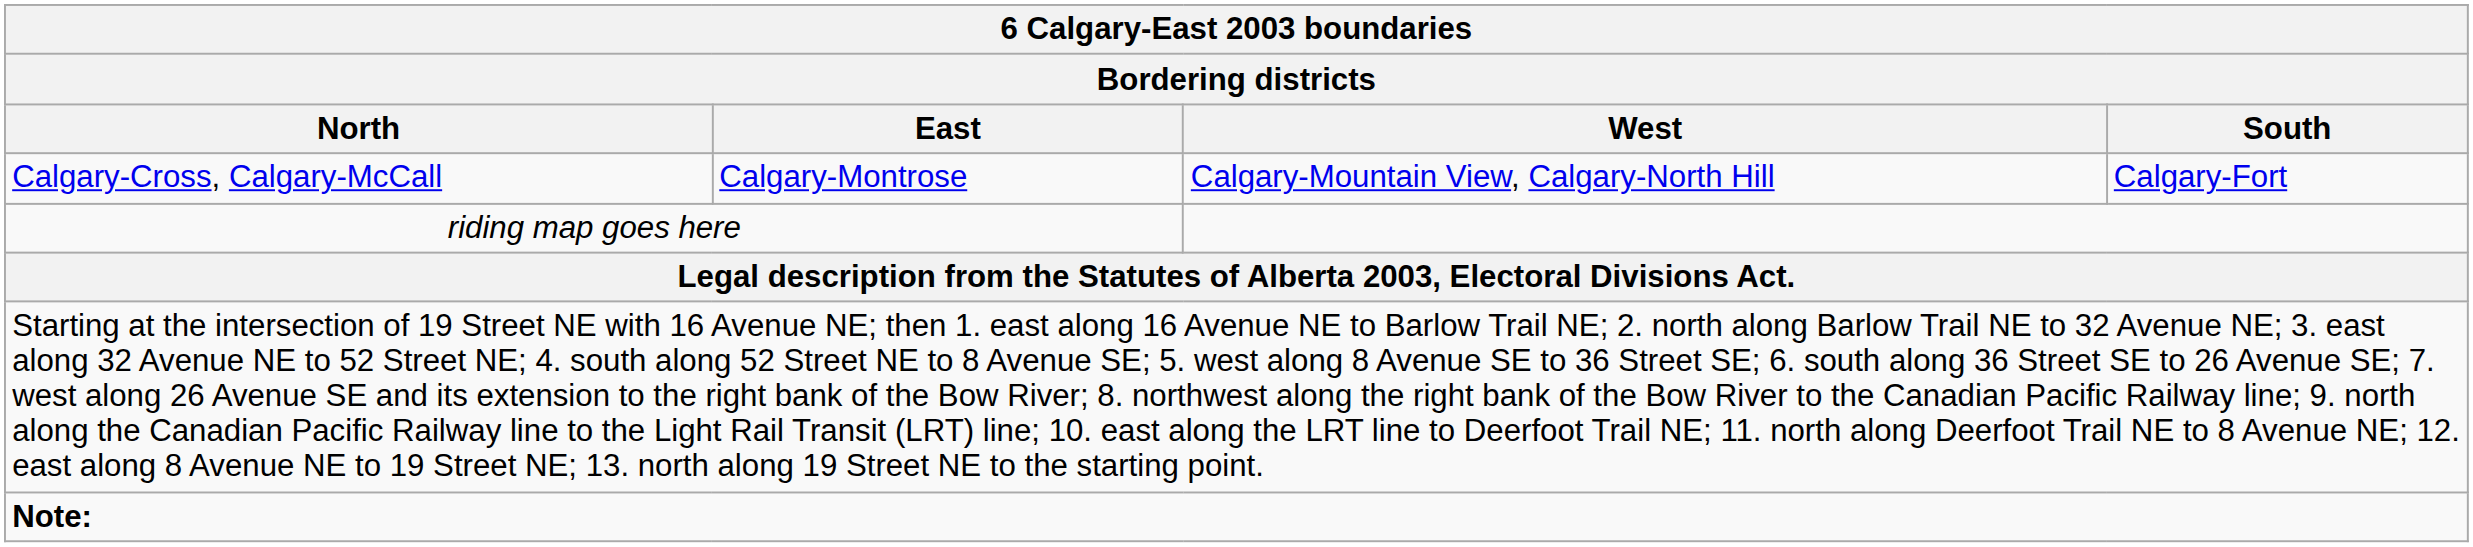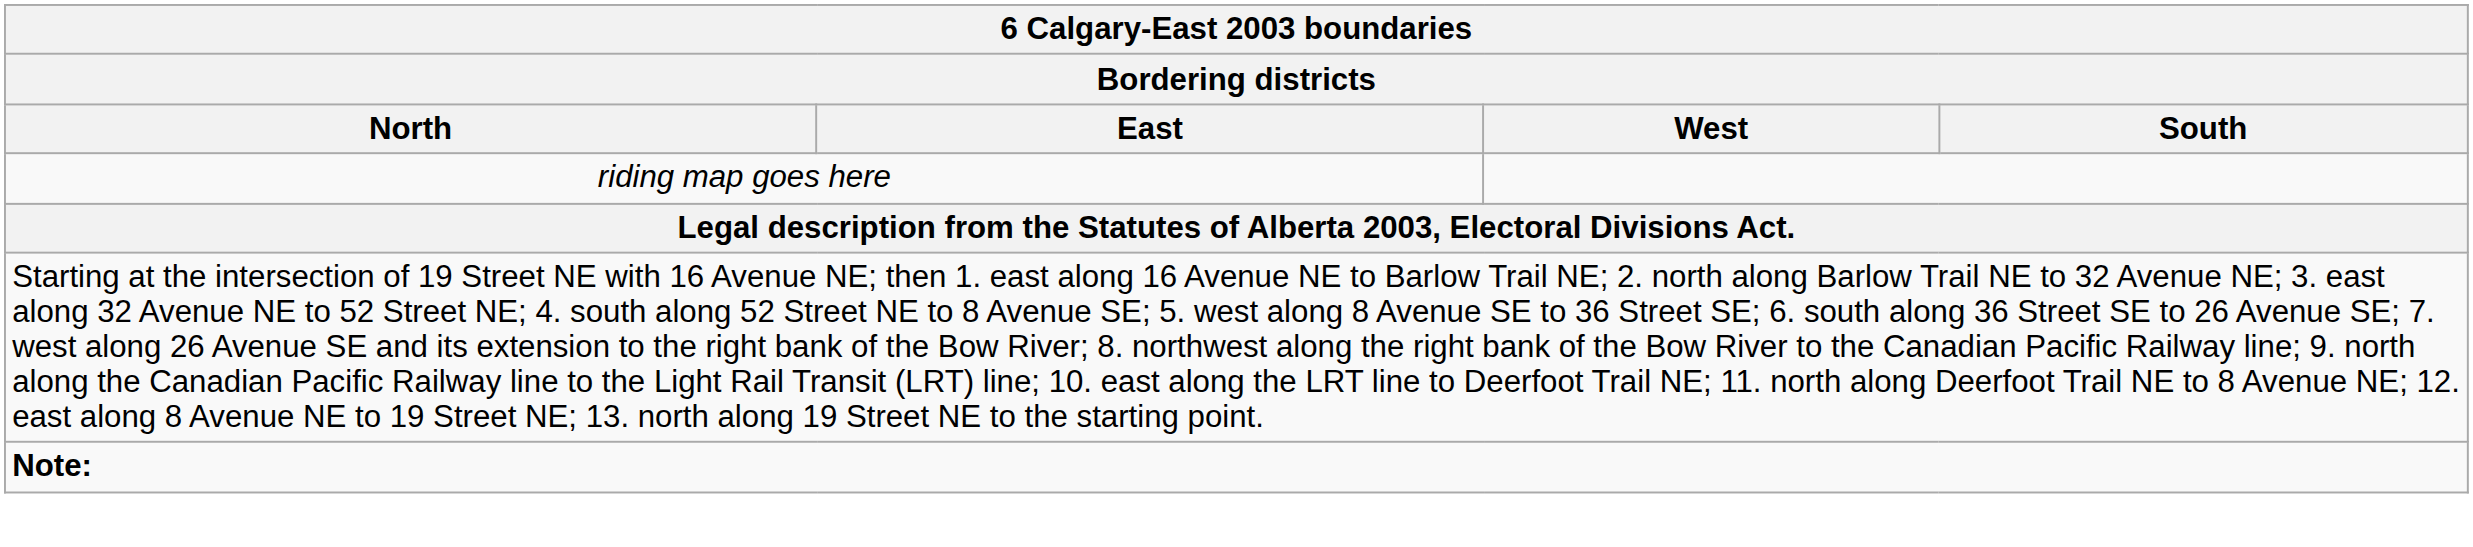- row: (227, 177)
